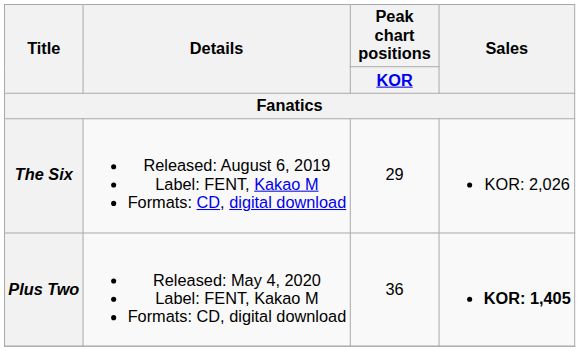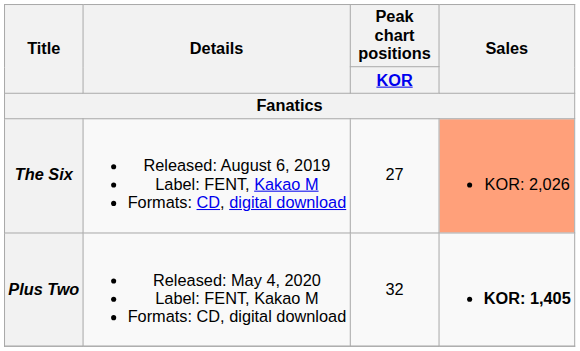(395, 175) 29 -> (395, 175) 27
(507, 185) no background -> (507, 185) lightsalmon background
(395, 289) 36 -> (395, 289) 32
